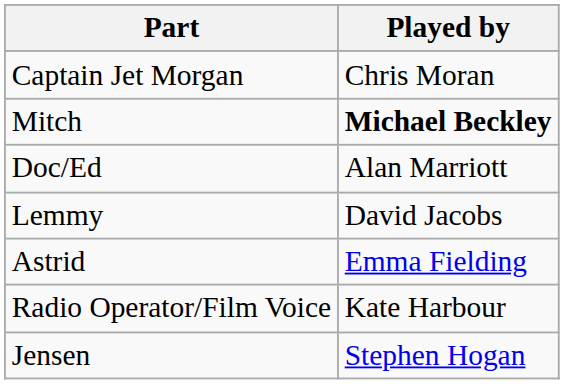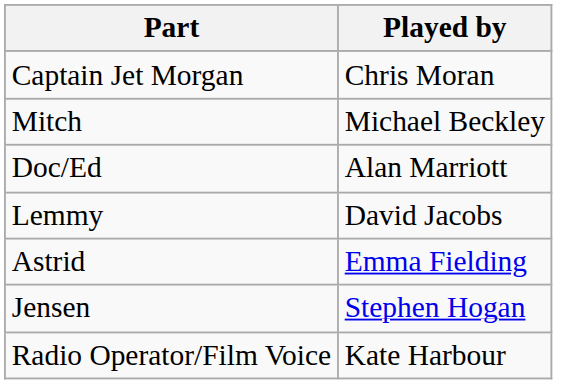(448, 121) bold -> (445, 121) normal
rows swapped: (51, 354) <-> (171, 307)
